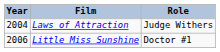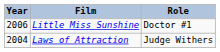rows swapped: (80, 26) <-> (86, 41)
